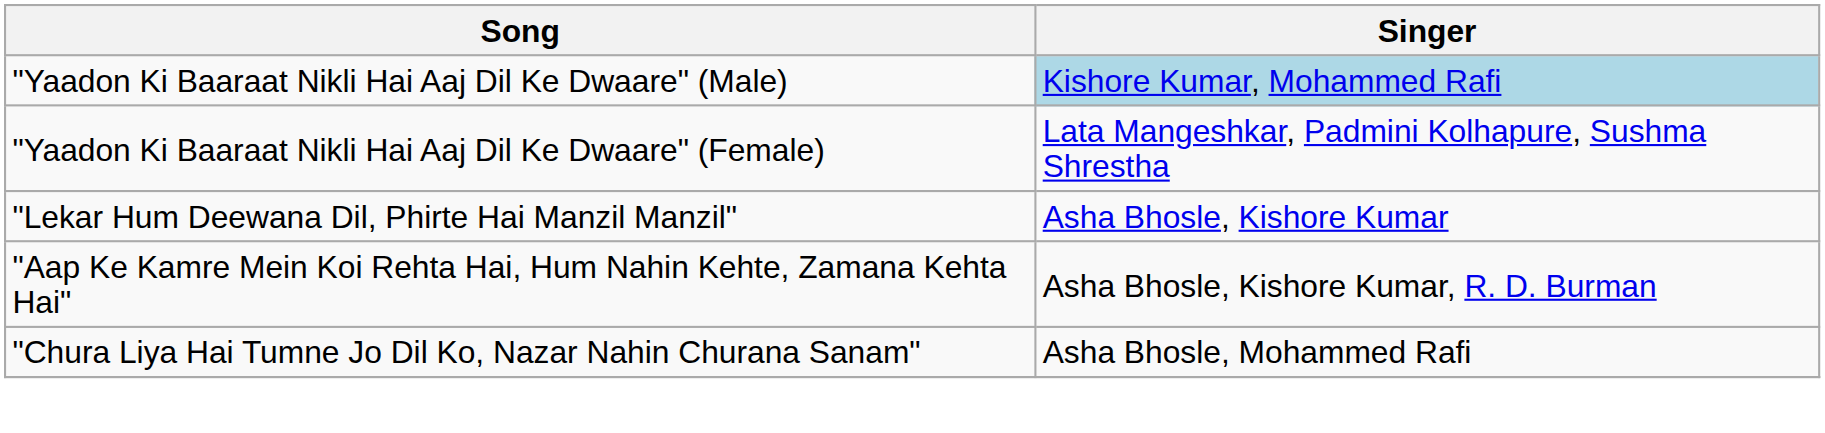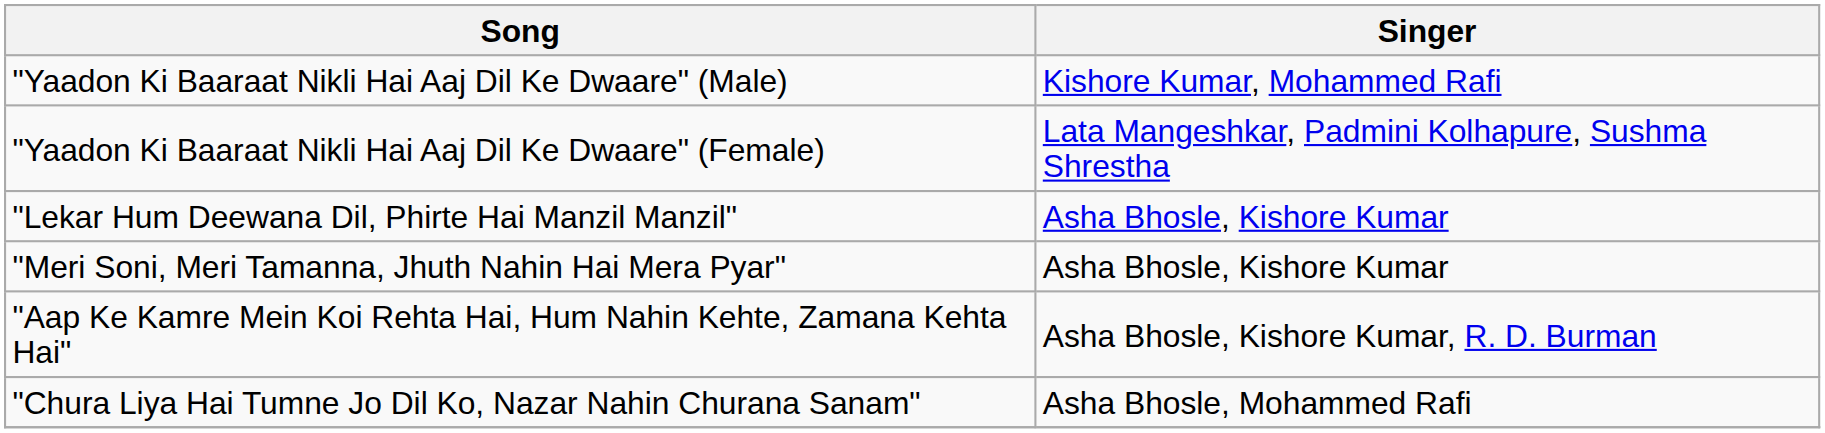(1272, 81) lightblue background -> (1272, 81) no background
+ row: (399, 267)
